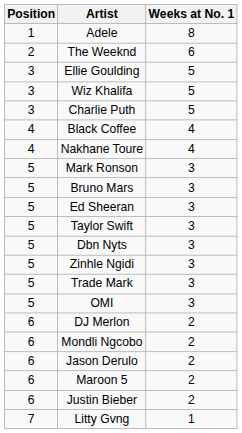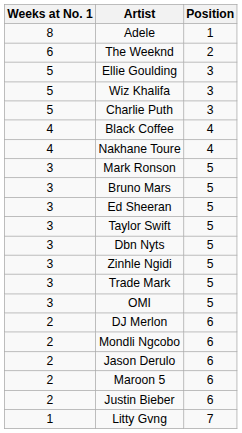columns swapped: (31, 14) <-> (191, 14)
